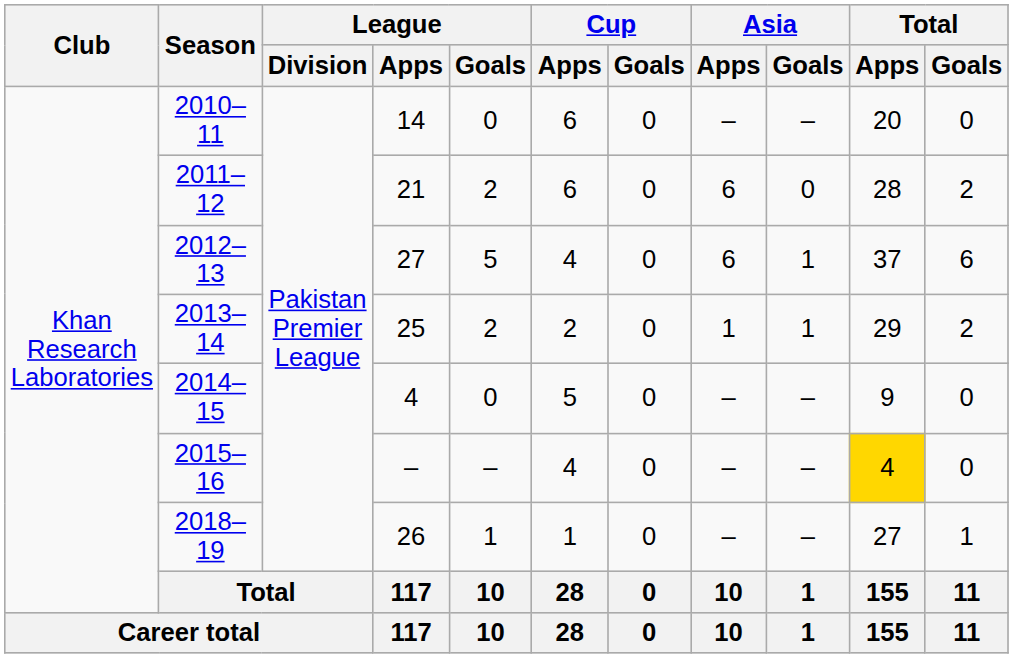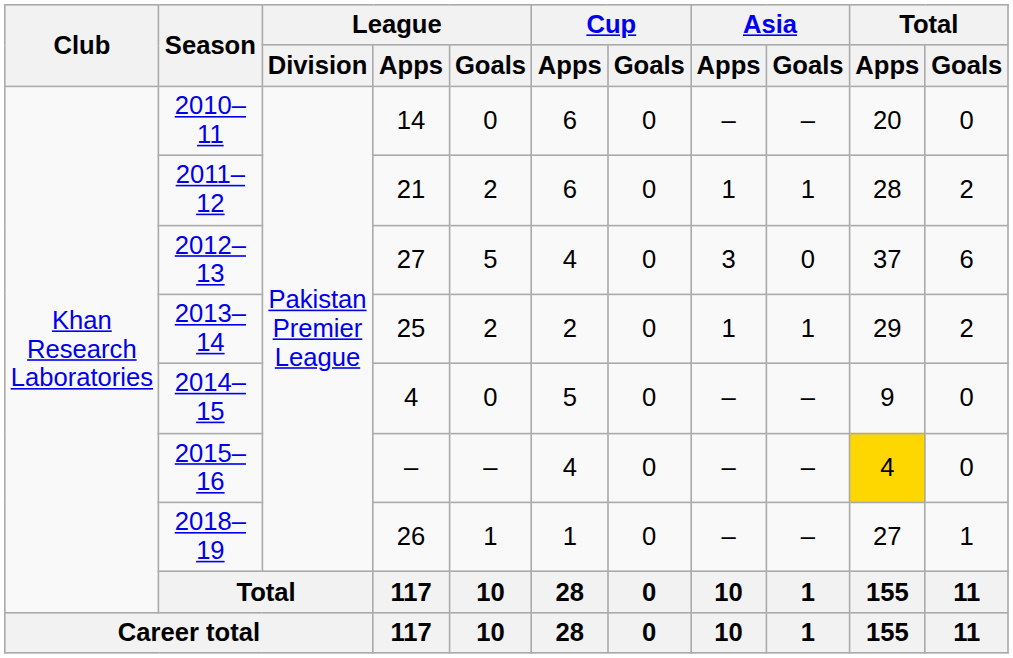(729, 189) 6 -> (729, 189) 1
(808, 189) 0 -> (808, 189) 1
(729, 259) 6 -> (729, 259) 3
(808, 259) 1 -> (808, 259) 0
